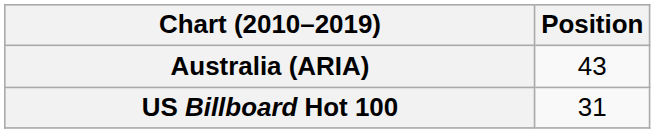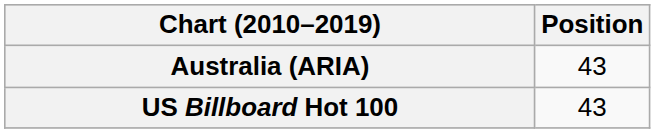(592, 107) 31 -> (592, 107) 43
